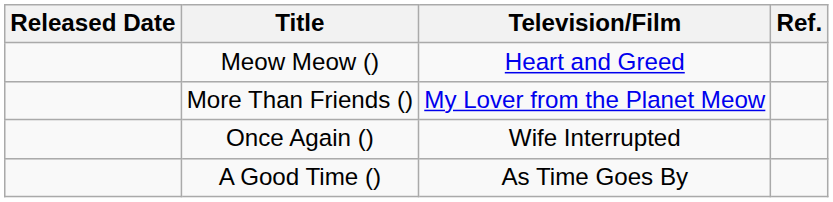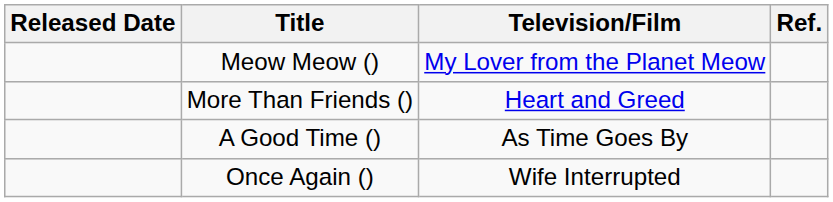(595, 61) Heart and Greed -> (595, 61) My Lover from the Planet Meow
(595, 100) My Lover from the Planet Meow -> (595, 100) Heart and Greed
rows swapped: (300, 138) <-> (300, 176)
